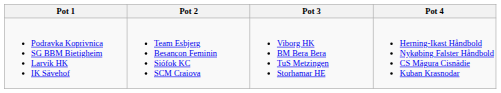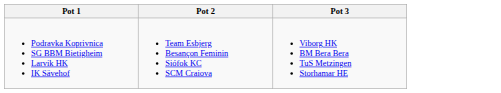- column: (434, 11)
